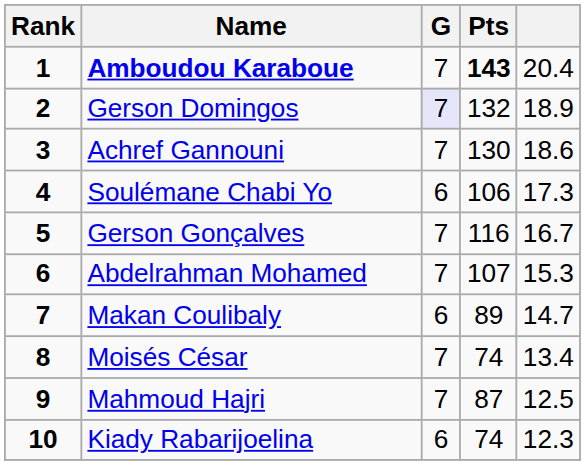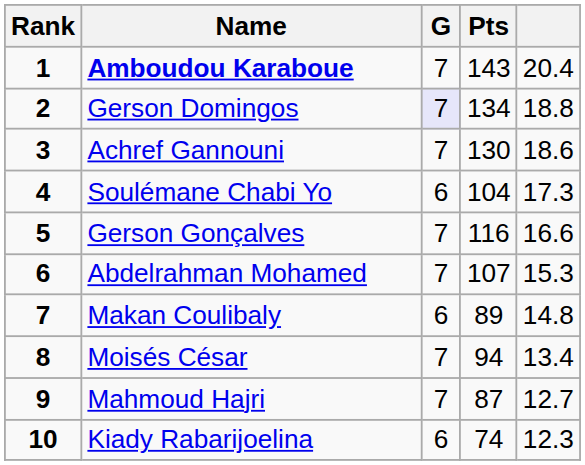(489, 67) bold -> (489, 67) normal
(489, 109) 132 -> (489, 109) 134
(548, 109) 18.9 -> (548, 109) 18.8
(489, 192) 106 -> (489, 192) 104
(548, 233) 16.7 -> (548, 233) 16.6
(548, 316) 14.7 -> (548, 316) 14.8
(489, 357) 74 -> (489, 357) 94
(548, 399) 12.5 -> (548, 399) 12.7
